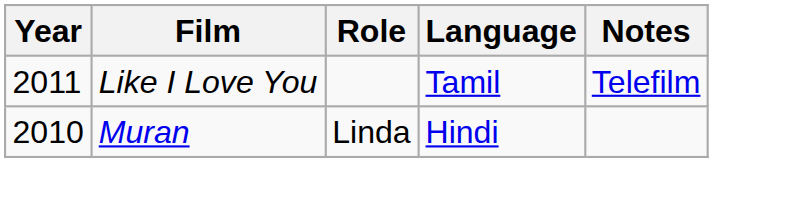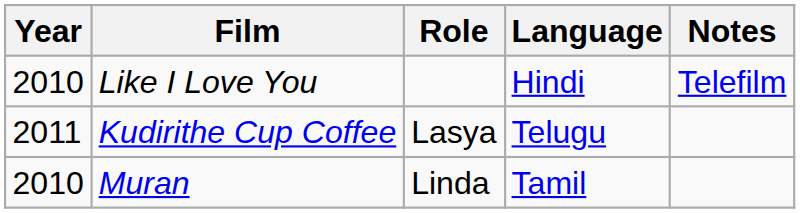(47, 81) 2011 -> (48, 81) 2010
(463, 81) Tamil -> (548, 81) Hindi
+ row: (247, 132)
(462, 132) Hindi -> (549, 183) Tamil
